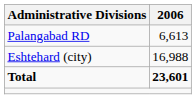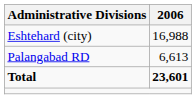rows swapped: (48, 35) <-> (50, 56)
